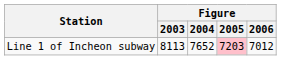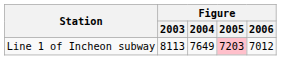(202, 46) 7652 -> (202, 46) 7649
